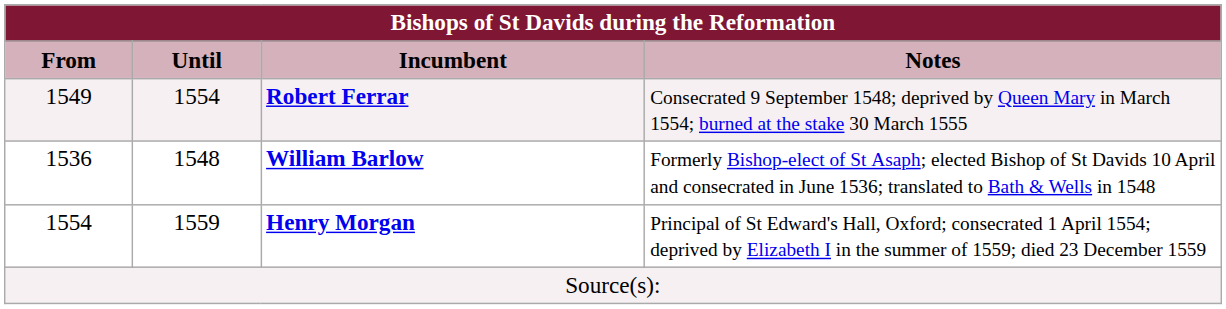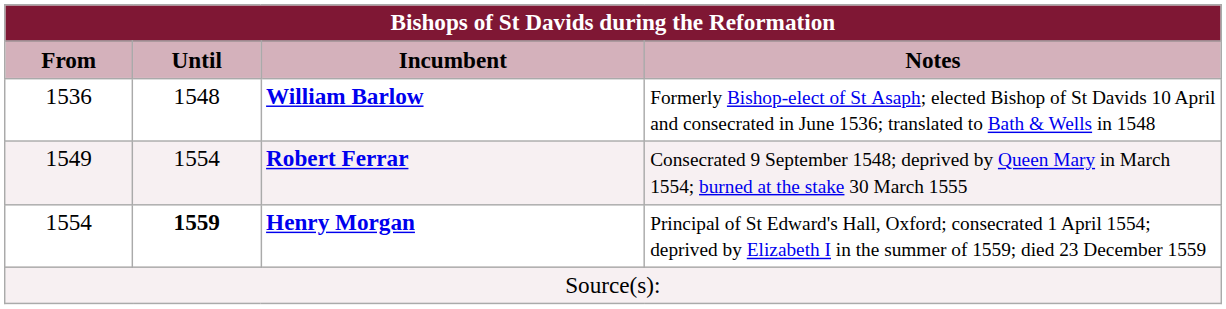rows swapped: (345, 159) <-> (337, 96)
(197, 222) normal -> (197, 222) bold
